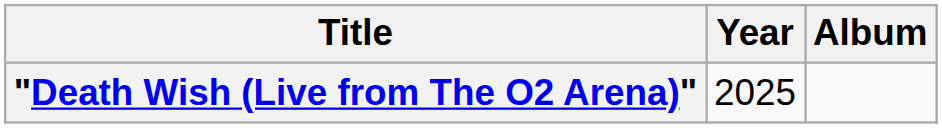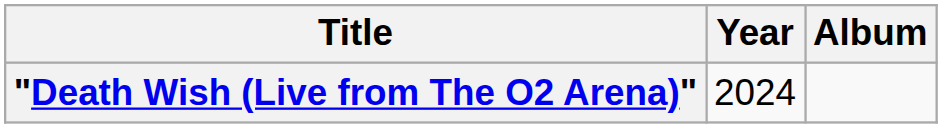(755, 92) 2025 -> (755, 92) 2024
